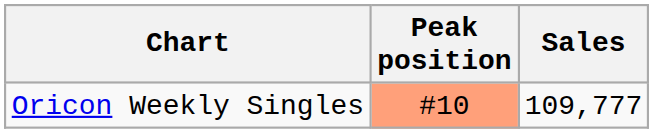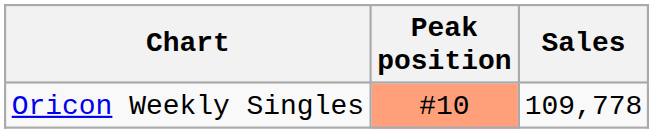(584, 106) 109,777 -> (584, 106) 109,778
